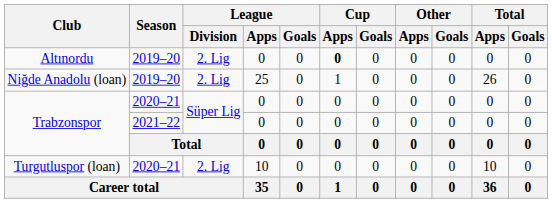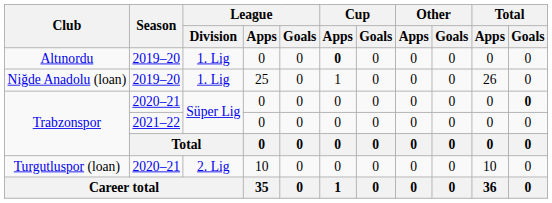(213, 58) 2. Lig -> (213, 58) 1. Lig
(213, 79) 2. Lig -> (213, 79) 1. Lig
(528, 101) normal -> (528, 101) bold
